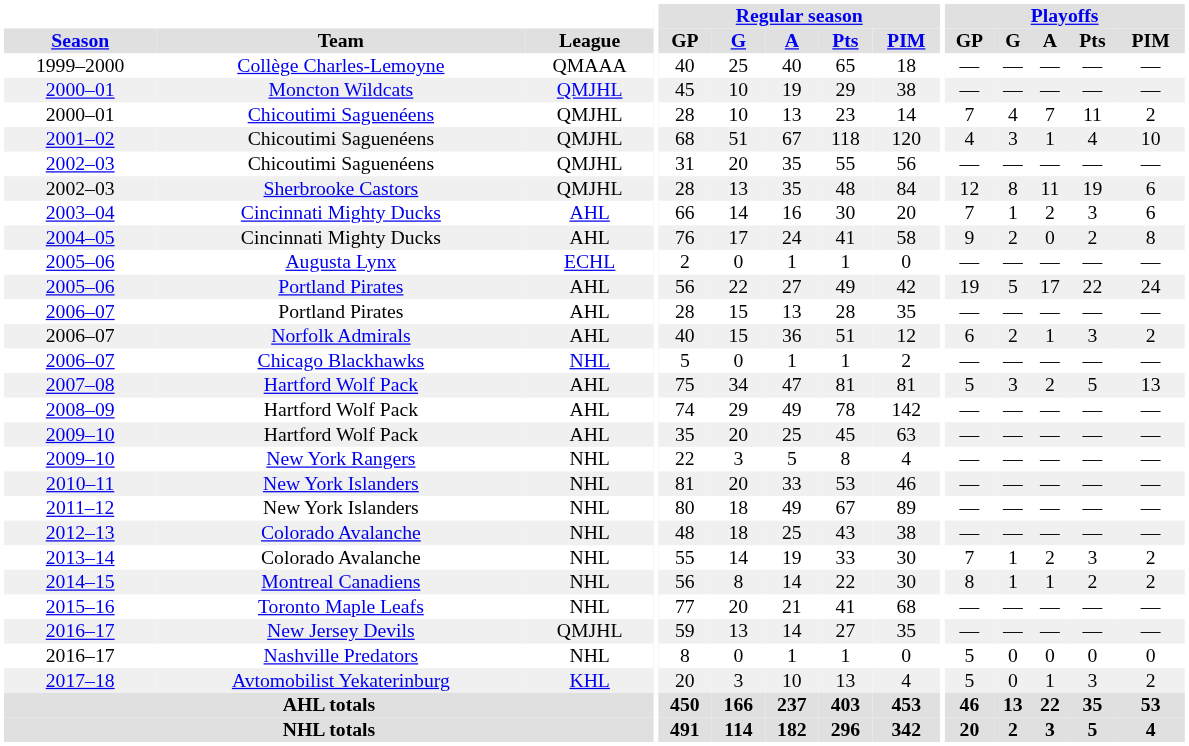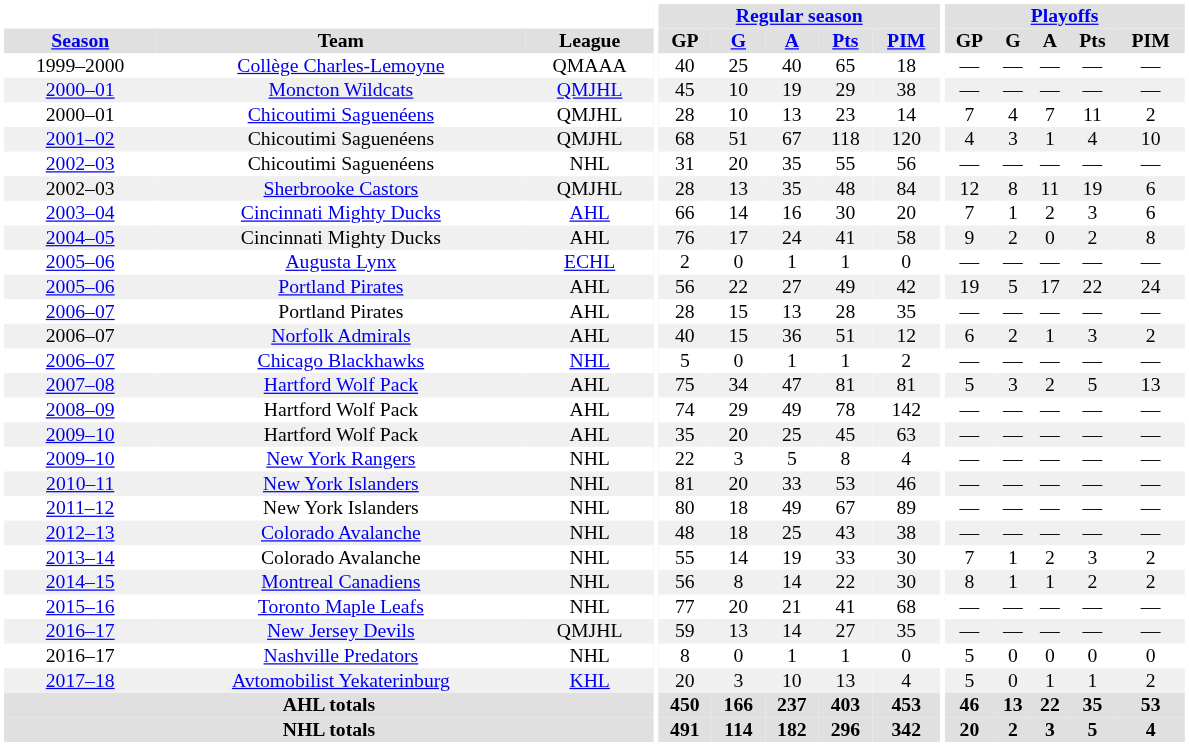(590, 163) QMJHL -> (590, 163) NHL
(1092, 680) 3 -> (1092, 680) 1
